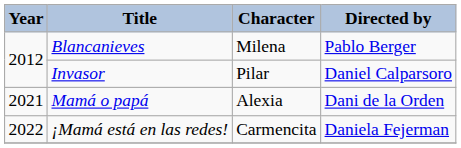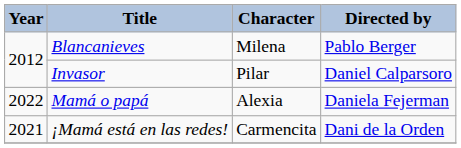(26, 101) 2021 -> (26, 101) 2022
(384, 101) Dani de la Orden -> (387, 101) Daniela Fejerman
(26, 128) 2022 -> (26, 128) 2021
(387, 128) Daniela Fejerman -> (384, 128) Dani de la Orden
